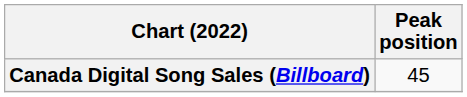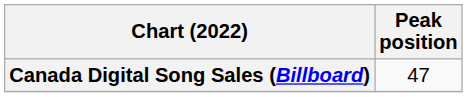(418, 75) 45 -> (418, 75) 47
